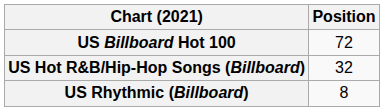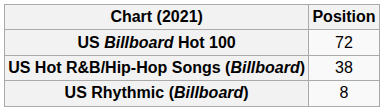(344, 67) 32 -> (344, 67) 38
